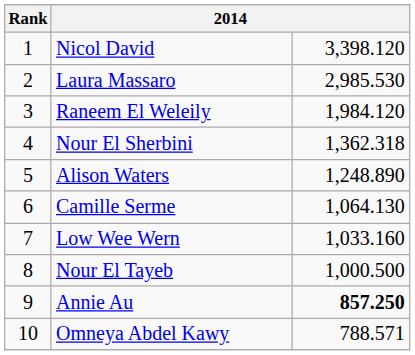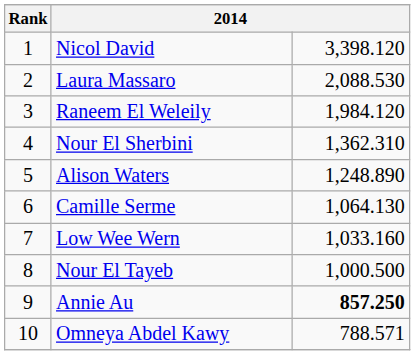(365, 79) 2,985.530 -> (365, 79) 2,088.530
(365, 143) 1,362.318 -> (365, 143) 1,362.310
